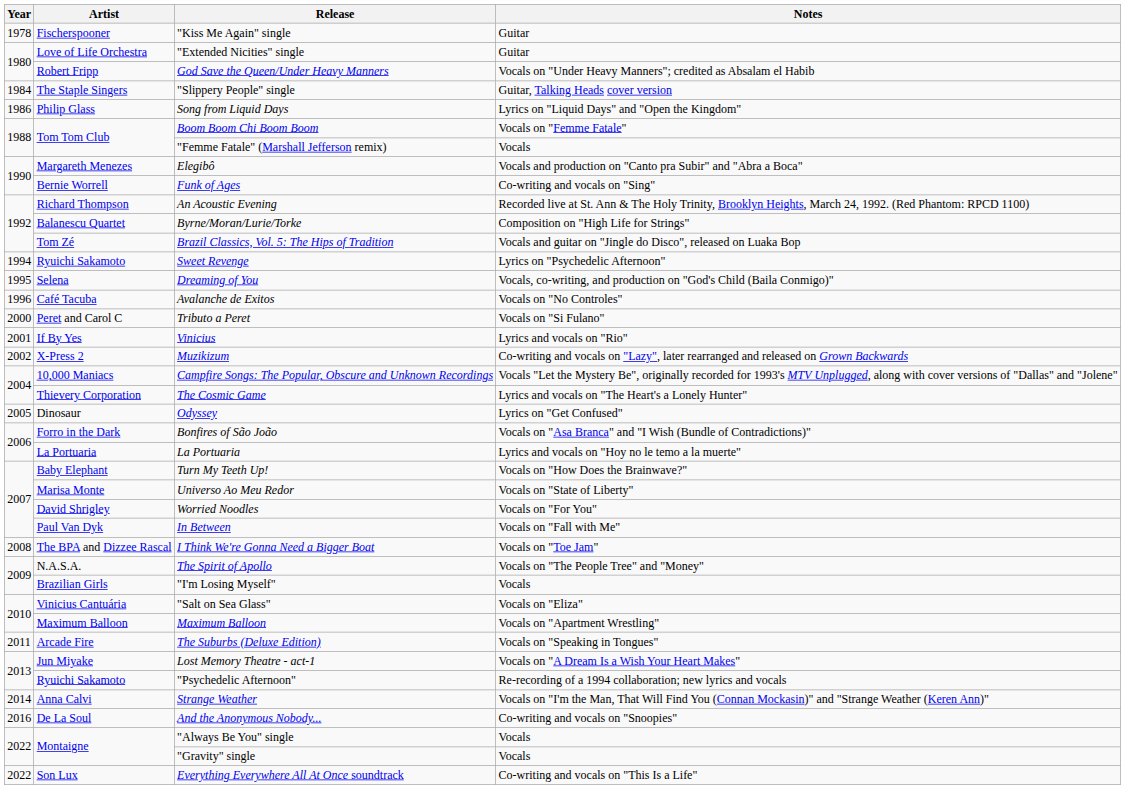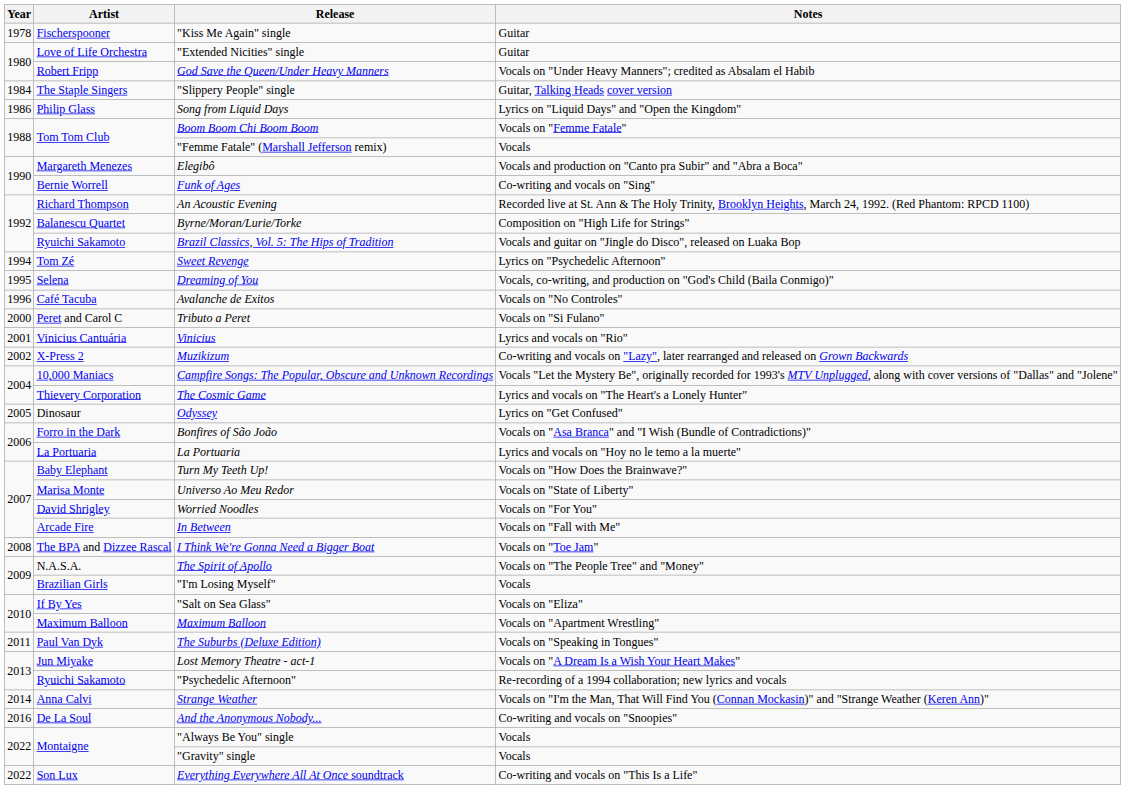(55, 242) Tom Zé -> (81, 242) Ryuichi Sakamoto
(81, 261) Ryuichi Sakamoto -> (55, 261) Tom Zé
(59, 337) If By Yes -> (81, 337) Vinicius Cantuária
(70, 527) Paul Van Dyk -> (65, 527) Arcade Fire
(81, 603) Vinicius Cantuária -> (59, 603) If By Yes
(65, 642) Arcade Fire -> (70, 642) Paul Van Dyk
